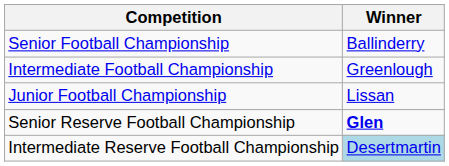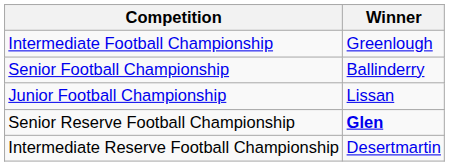rows swapped: (119, 43) <-> (141, 69)
(394, 148) lightblue background -> (394, 148) no background
